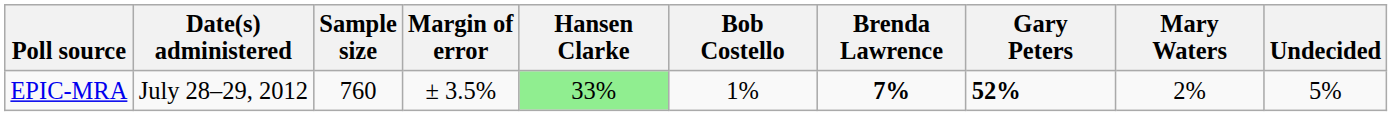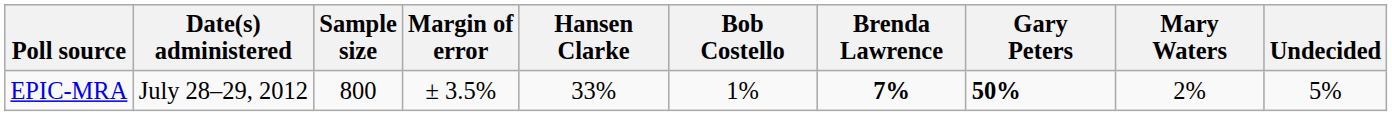(358, 90) 760 -> (358, 90) 800
(594, 90) lightgreen background -> (594, 90) no background
(996, 90) 52% -> (996, 90) 50%
